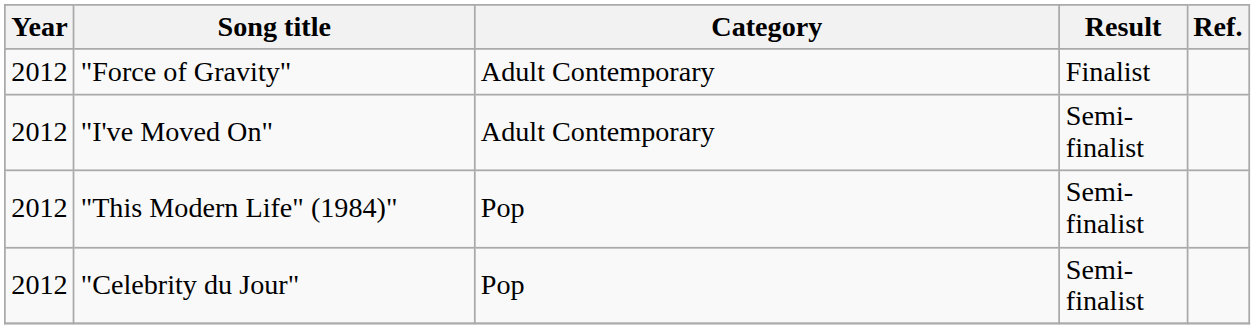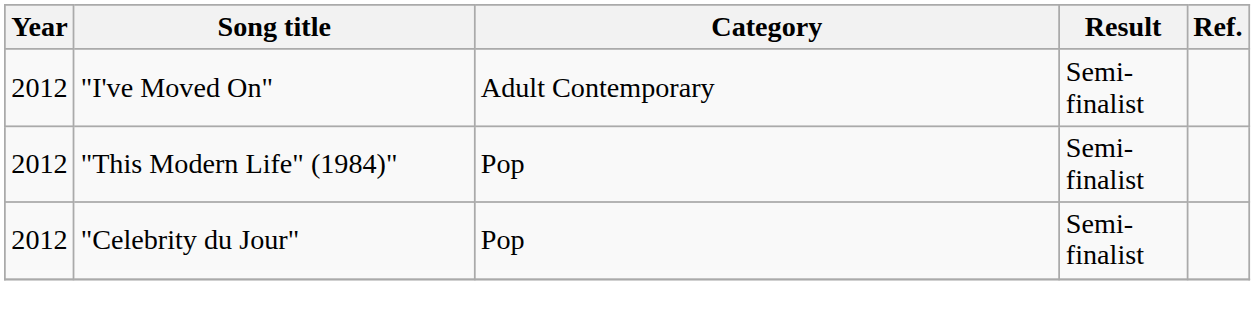- row: (186, 71)
